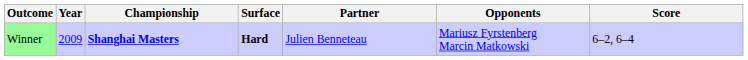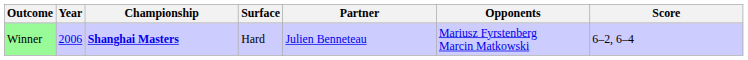(70, 39) 2009 -> (70, 39) 2006
(255, 39) bold -> (253, 39) normal
